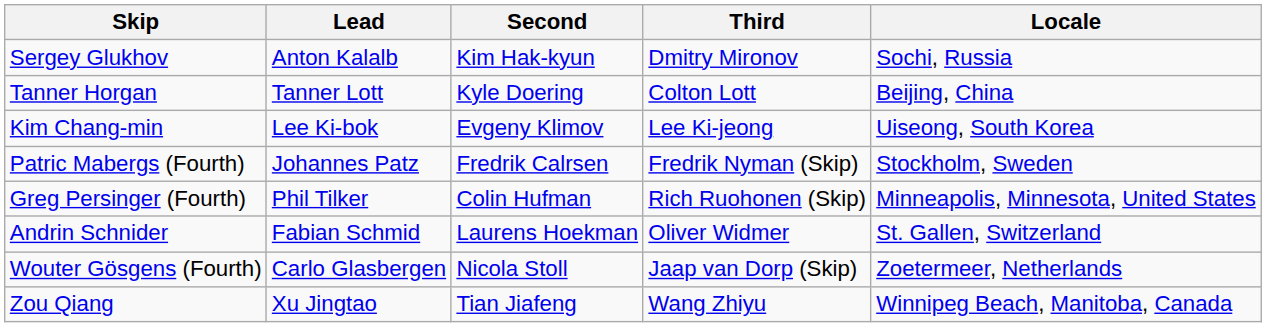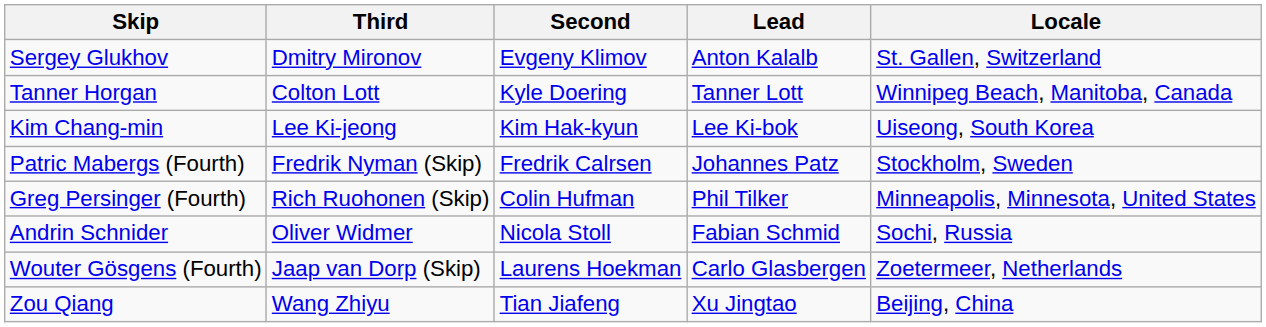columns swapped: (757, 22) <-> (359, 22)
(526, 57) Kim Hak-kyun -> (573, 57) Evgeny Klimov
(944, 57) Sochi, Russia -> (989, 57) St. Gallen, Switzerland
(945, 92) Beijing, China -> (1054, 92) Winnipeg Beach, Manitoba, Canada
(530, 127) Evgeny Klimov -> (569, 127) Kim Hak-kyun
(547, 233) Laurens Hoekman -> (555, 233) Nicola Stoll
(989, 233) St. Gallen, Switzerland -> (944, 233) Sochi, Russia
(512, 269) Nicola Stoll -> (591, 269) Laurens Hoekman
(1054, 304) Winnipeg Beach, Manitoba, Canada -> (945, 304) Beijing, China
